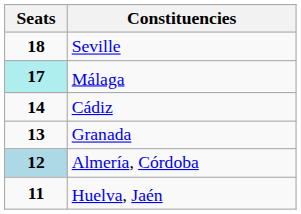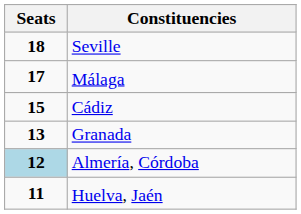(36, 76) paleturquoise background -> (36, 76) no background
(36, 106) 14 -> (36, 106) 15
